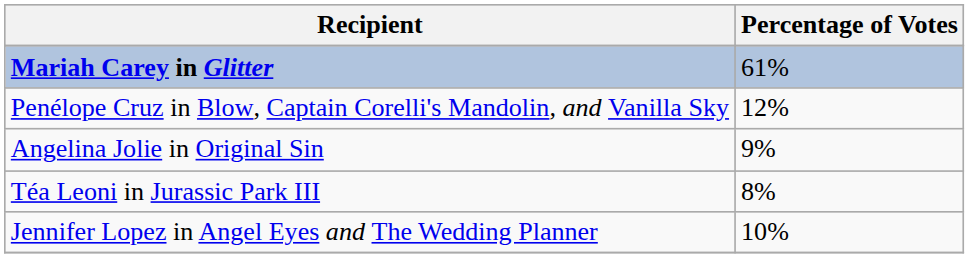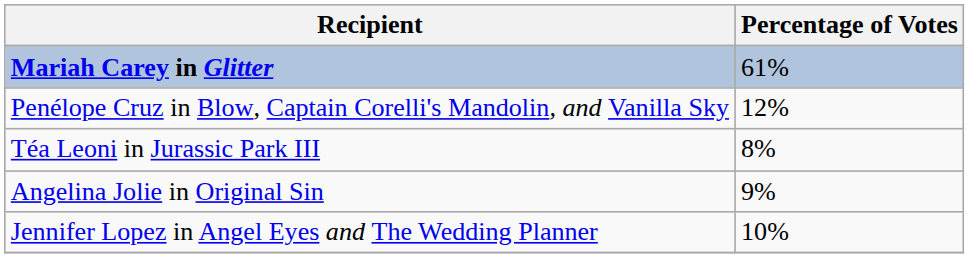rows swapped: (167, 149) <-> (165, 190)
